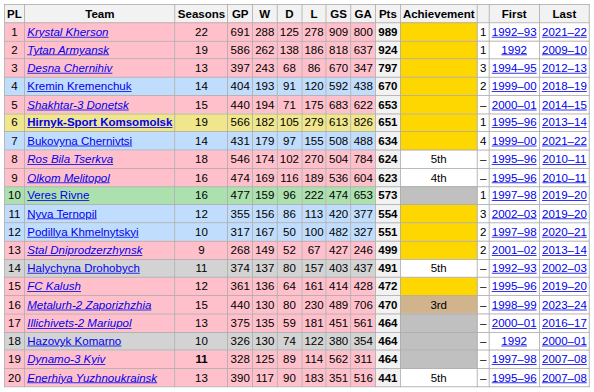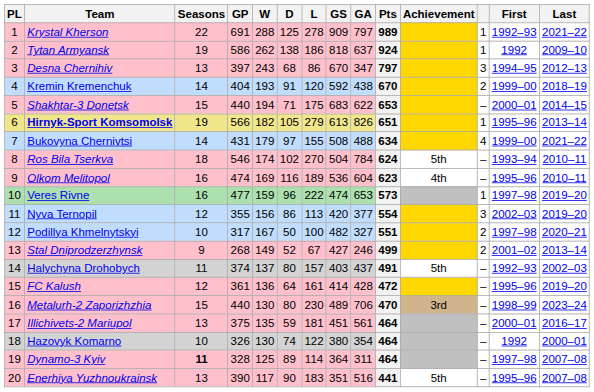(363, 32) 800 -> (363, 32) 797
(514, 159) 1995–96 -> (514, 159) 1993–94
(339, 360) 562 -> (339, 360) 364
